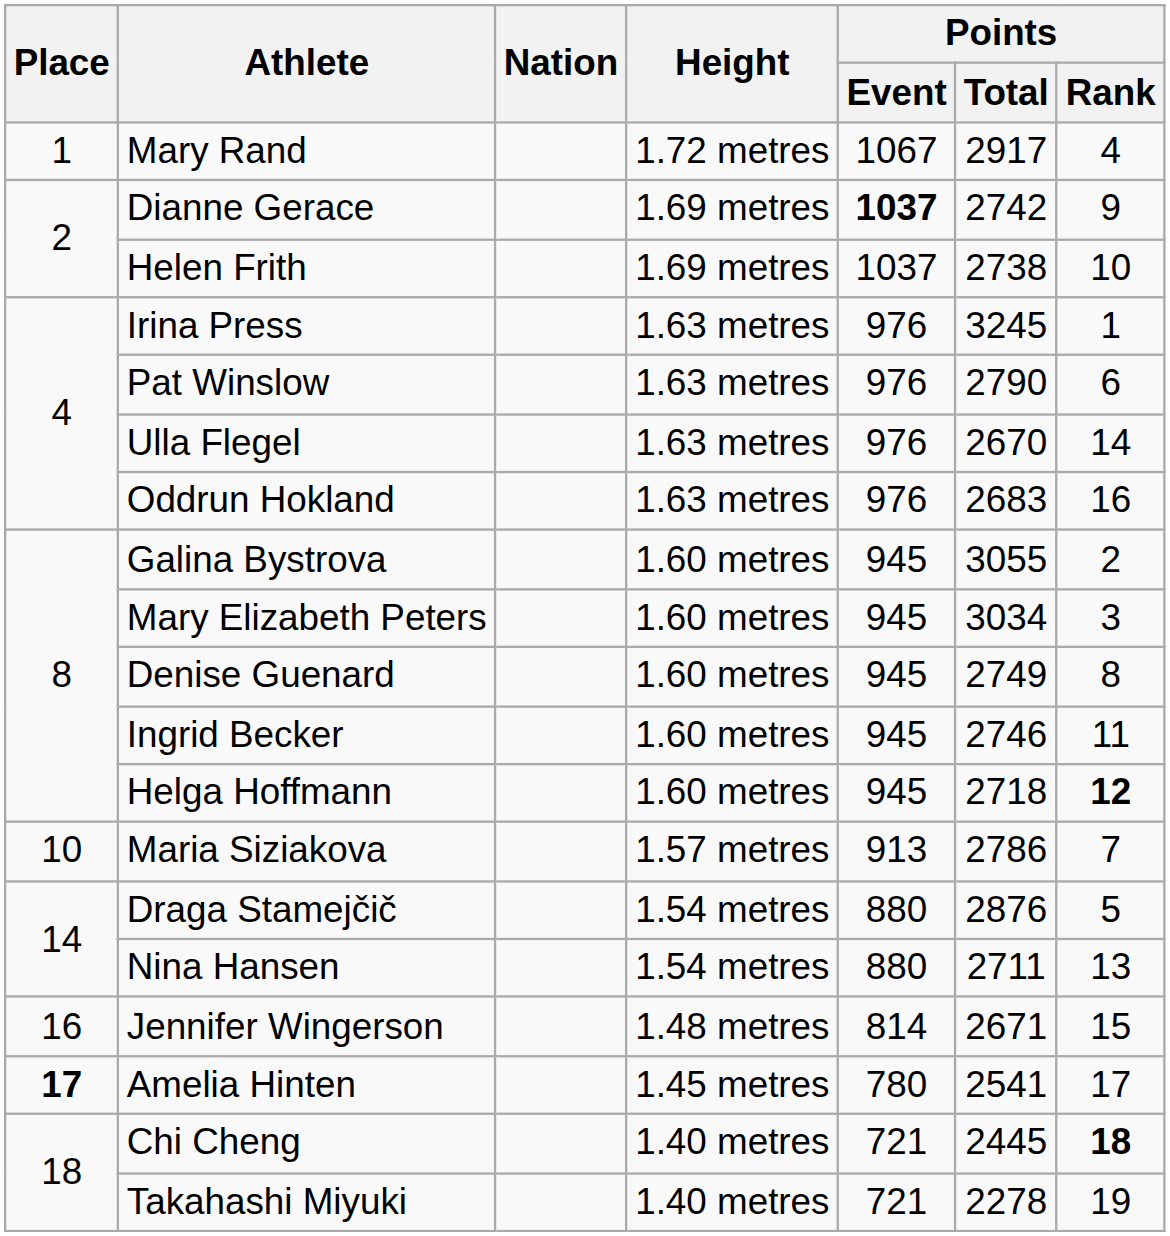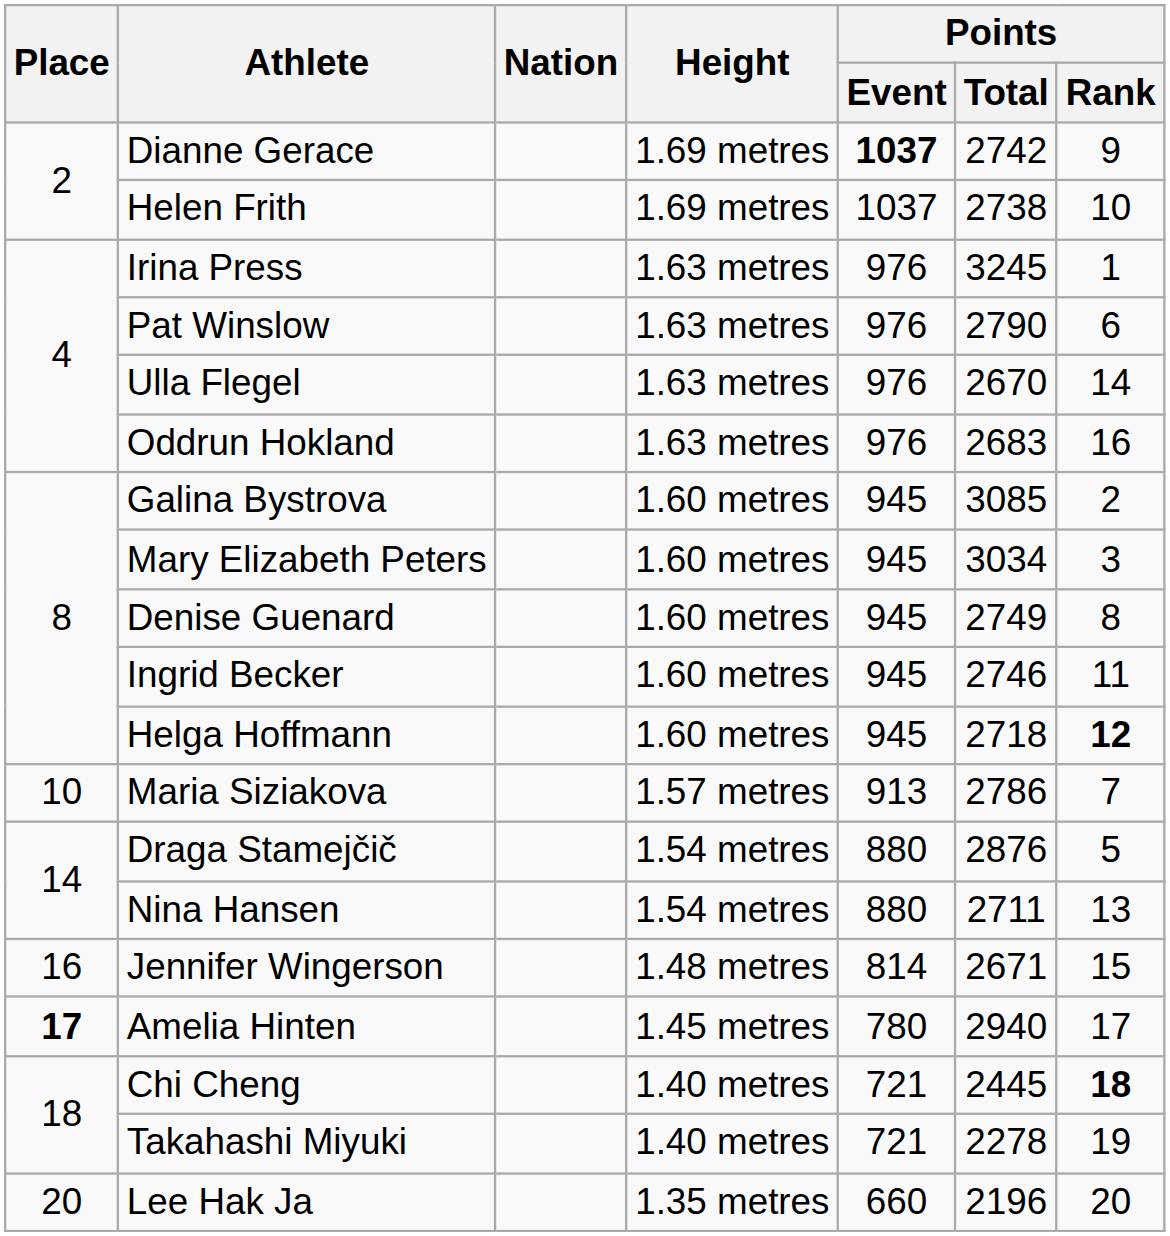- row: (217, 150)
(1006, 558) 3055 -> (1006, 500) 3085
(1006, 1084) 2541 -> (1006, 1025) 2940
+ row: (220, 1200)
